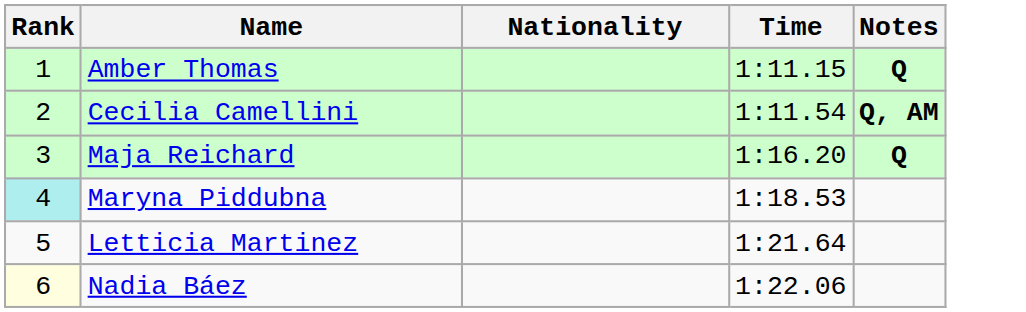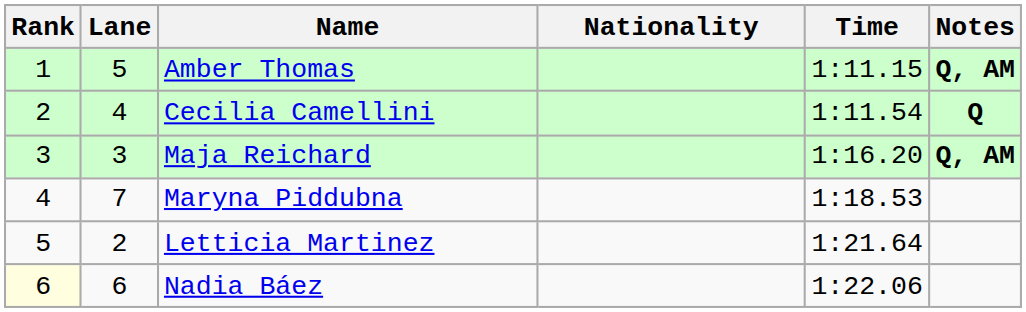+ column: (119, 27)
(899, 70) Q -> (975, 70) Q, AM
(899, 113) Q, AM -> (975, 113) Q
(899, 156) Q -> (975, 156) Q, AM
(43, 200) paleturquoise background -> (43, 200) no background
